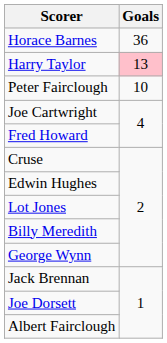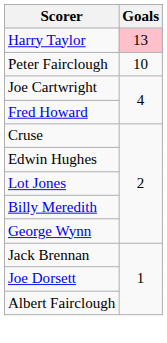- row: (52, 40)
